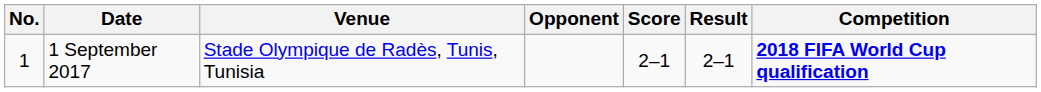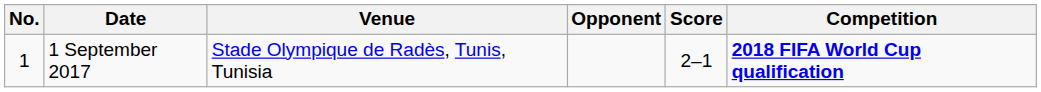- column: (719, 19)
